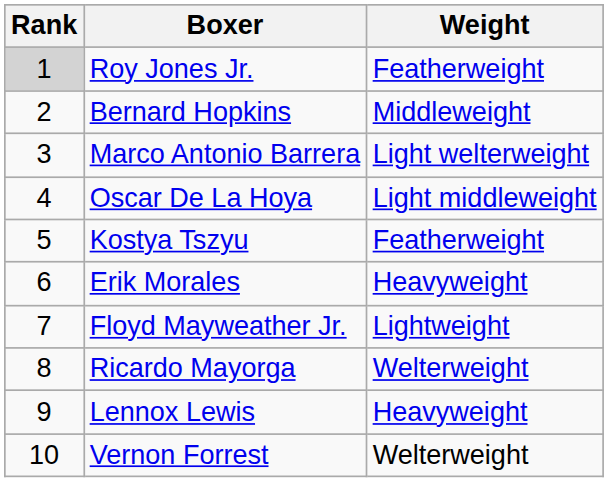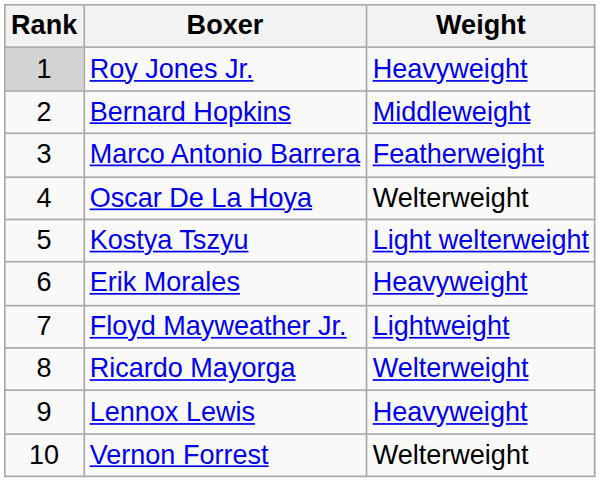(458, 68) Featherweight -> (450, 68) Heavyweight
(481, 154) Light welterweight -> (458, 154) Featherweight
(485, 197) Light middleweight -> (451, 197) Welterweight
(458, 240) Featherweight -> (481, 240) Light welterweight
